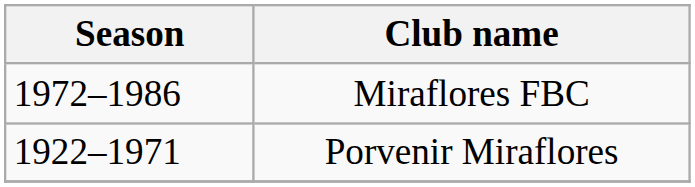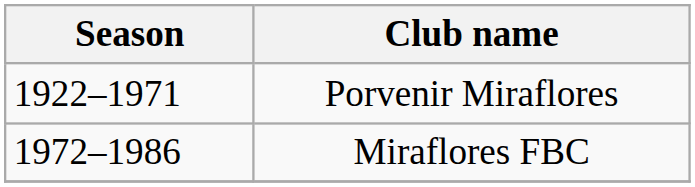rows swapped: (472, 151) <-> (472, 92)
